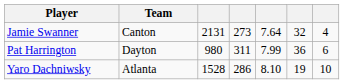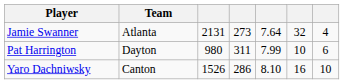(139, 32) Canton -> (139, 32) Atlanta
(300, 50) 36 -> (300, 50) 10
(139, 69) Atlanta -> (139, 69) Canton
(213, 69) 1528 -> (213, 69) 1526
(300, 69) 19 -> (300, 69) 16
